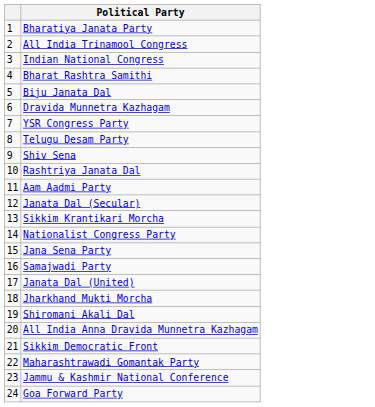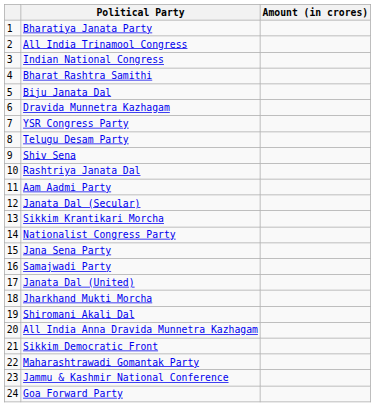+ column: (315, 12)
